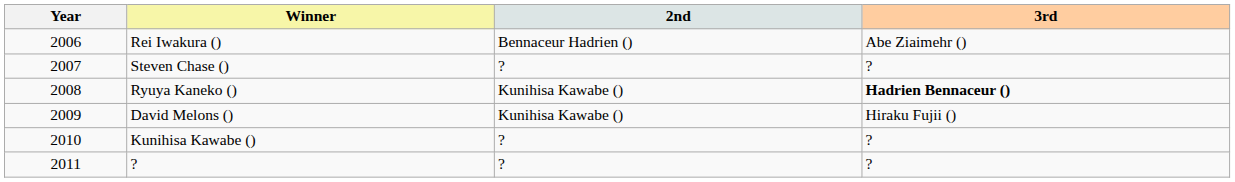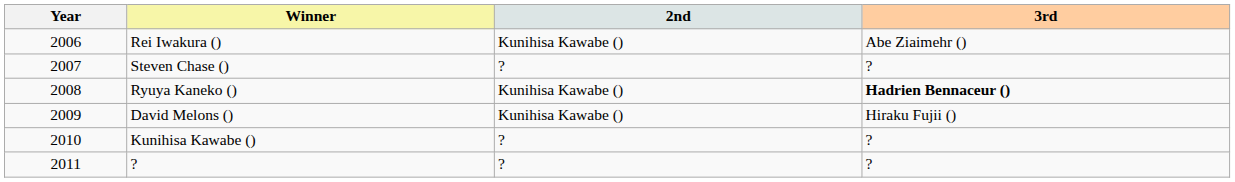(565, 41) Bennaceur Hadrien () -> (561, 41) Kunihisa Kawabe ()
